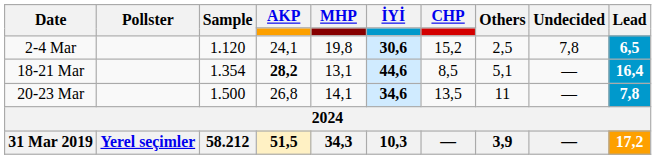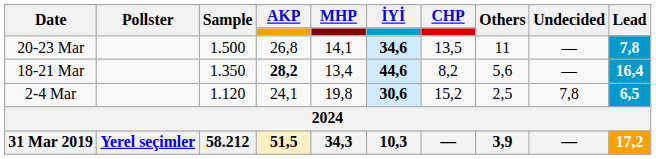rows swapped: (51, 94) <-> (51, 47)
(228, 70) 1.354 -> (228, 70) 1.350
(339, 70) 13,1 -> (339, 70) 13,4
(448, 70) 8,5 -> (448, 70) 8,2
(502, 70) 5,1 -> (502, 70) 5,6
